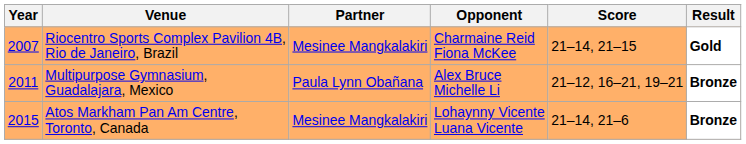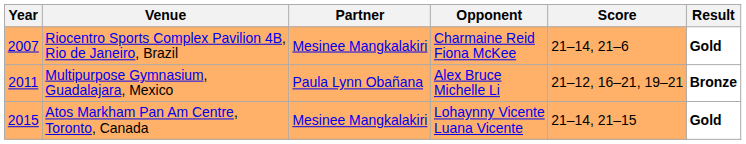(594, 46) 21–14, 21–15 -> (590, 46) 21–14, 21–6
(590, 121) 21–14, 21–6 -> (594, 121) 21–14, 21–15
(713, 121) Bronze -> (706, 121) Gold
